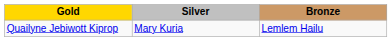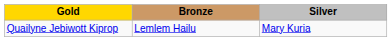columns swapped: (196, 12) <-> (323, 12)
